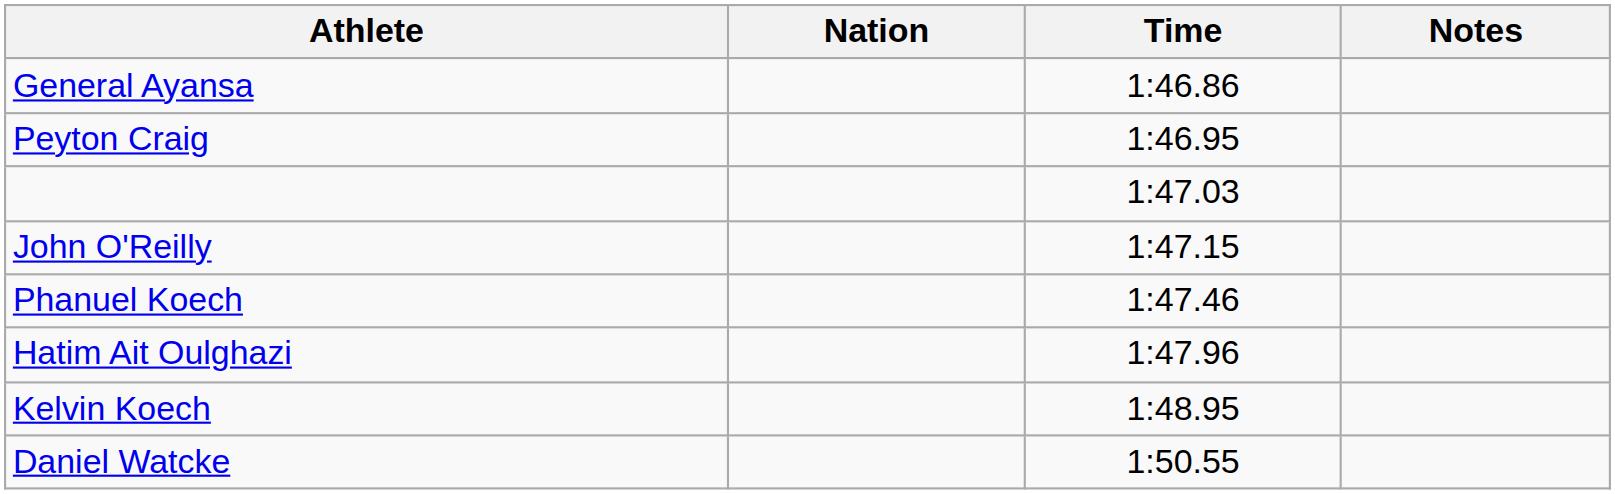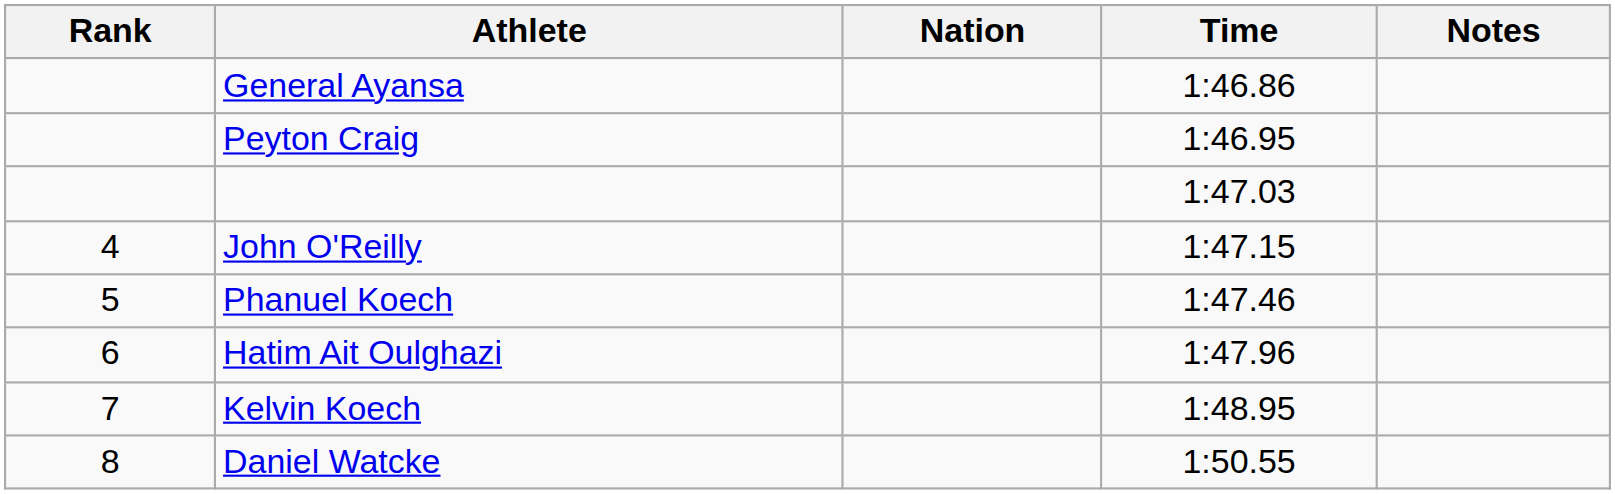+ column: (110, 31)
